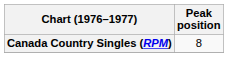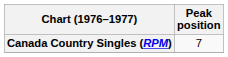(199, 43) 8 -> (199, 43) 7
